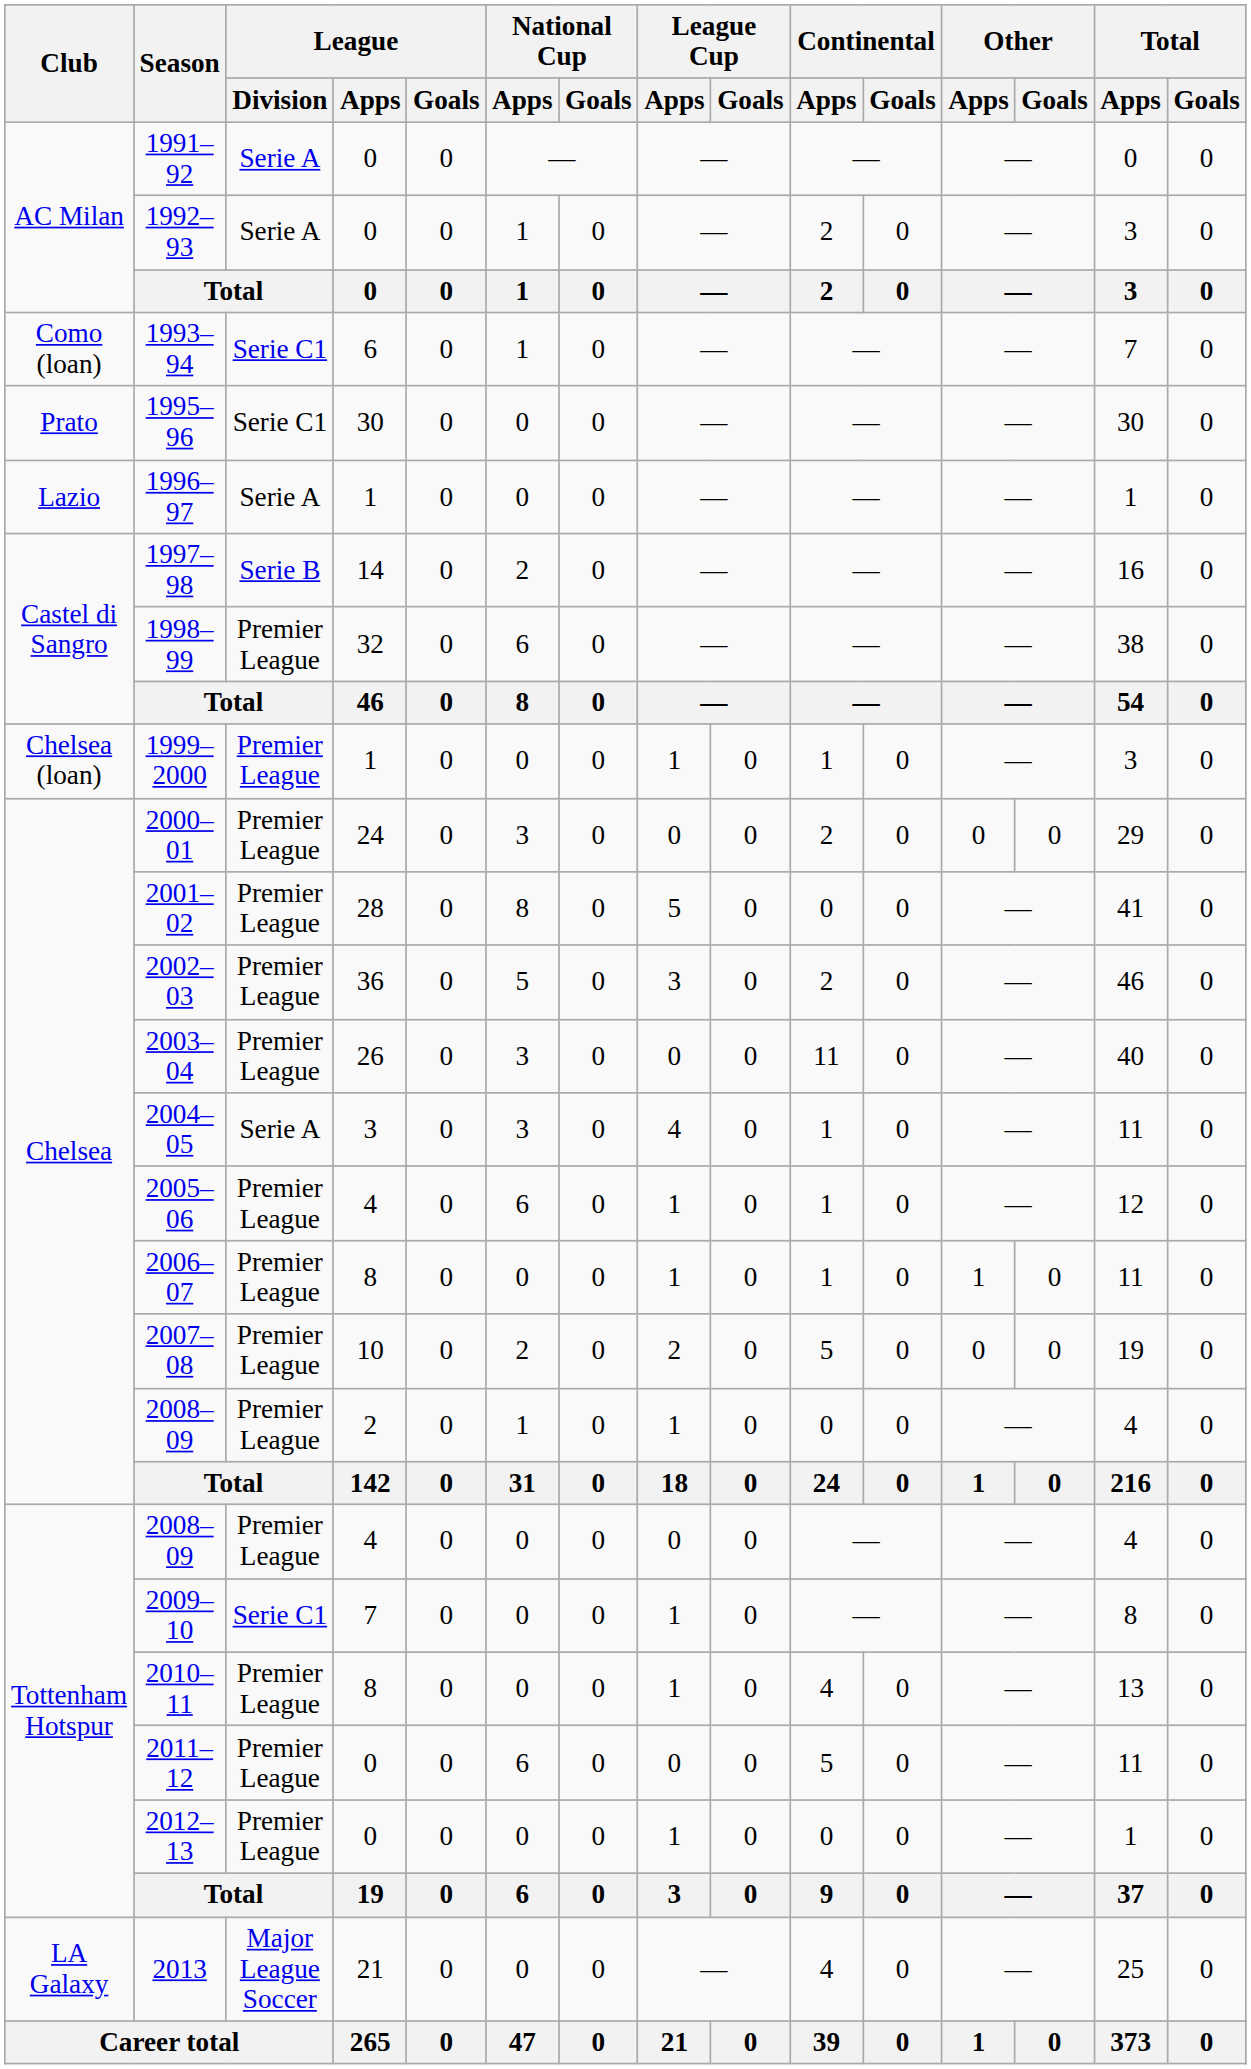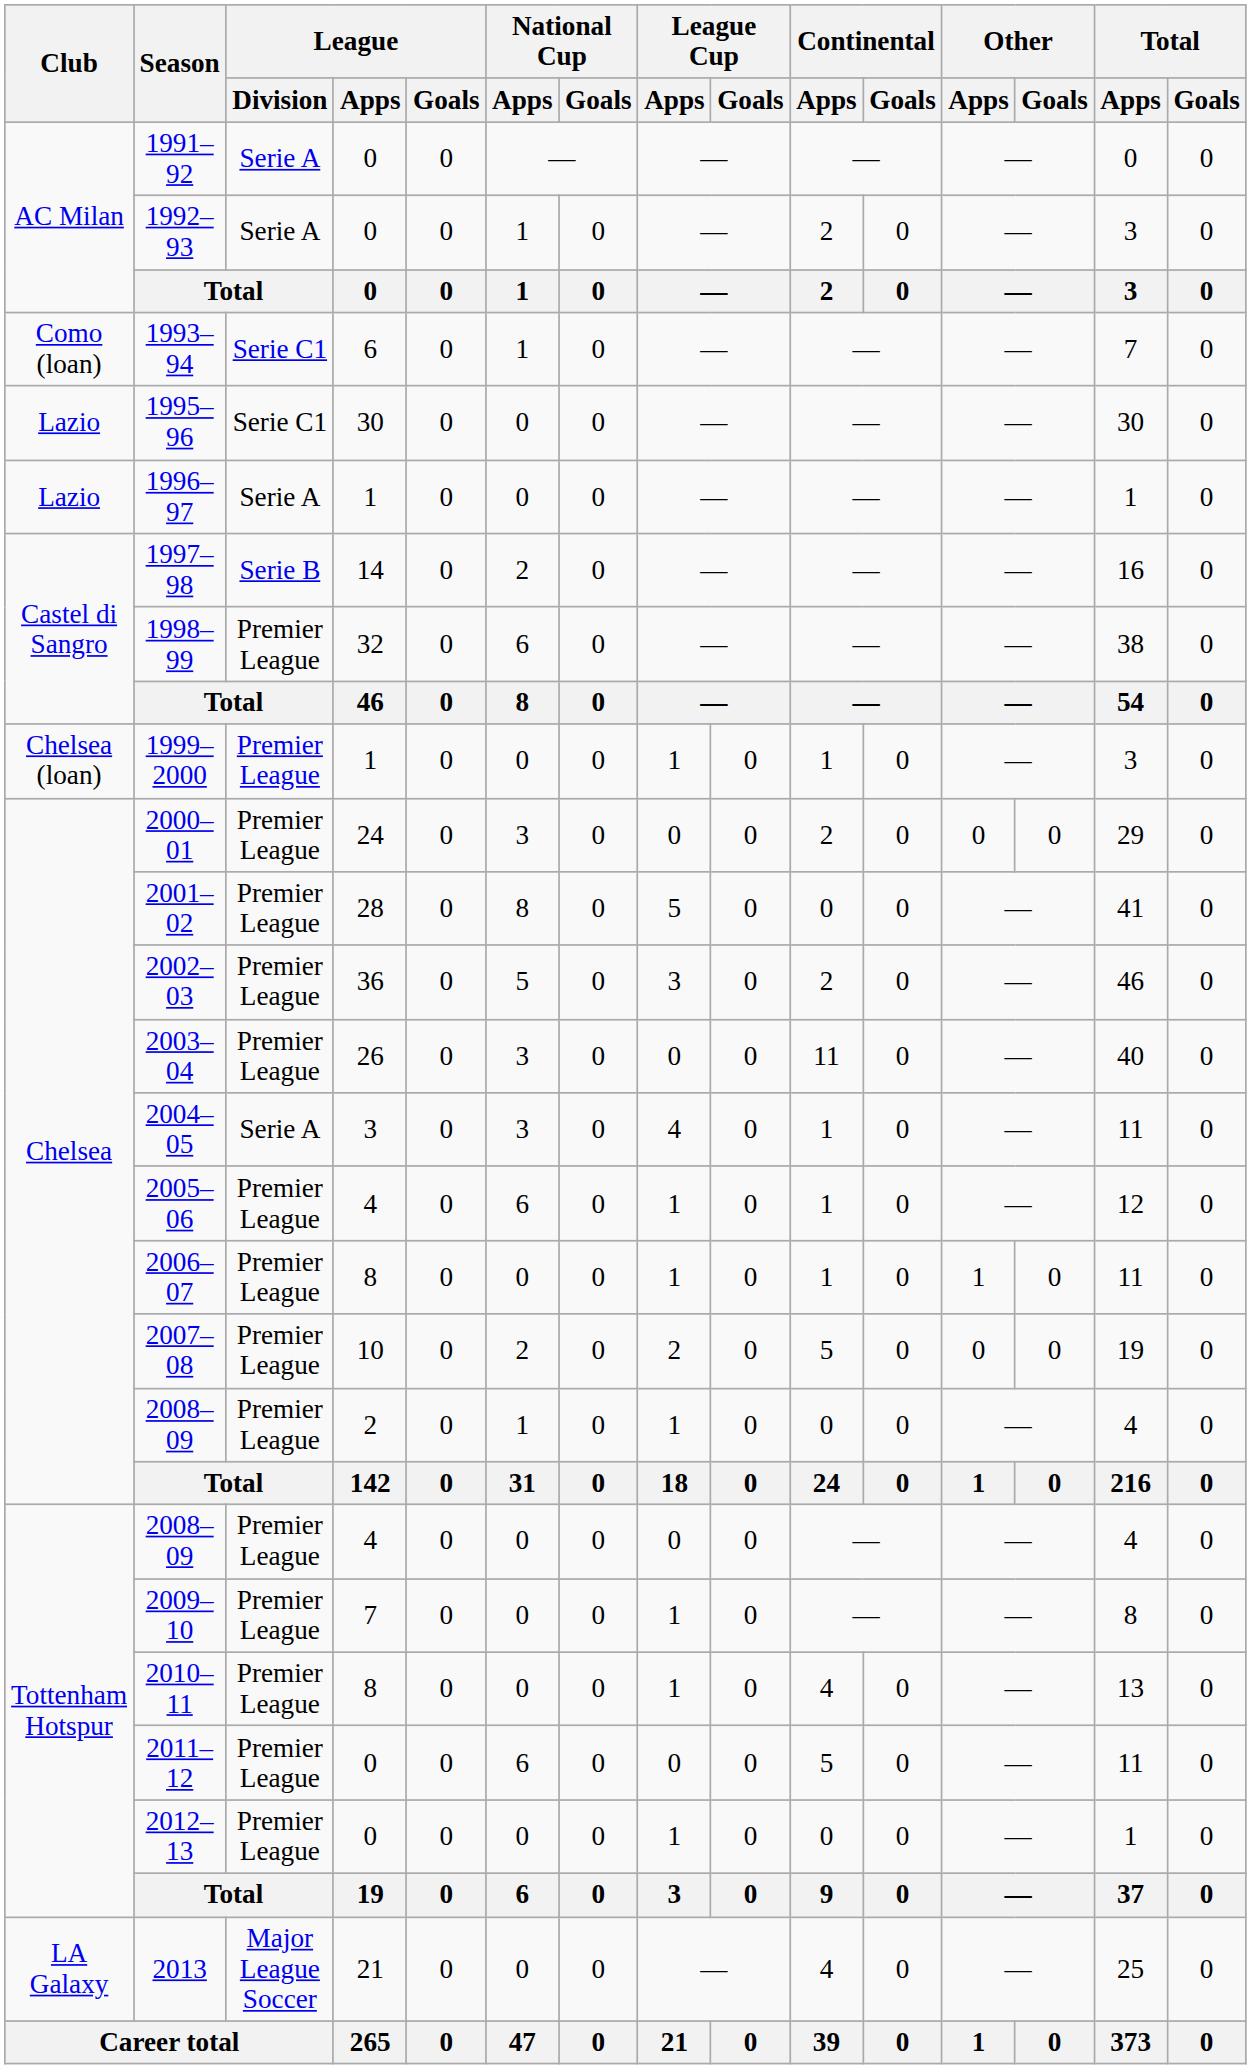(69, 422) Prato -> (69, 422) Lazio
(280, 1614) Serie C1 -> (280, 1614) Premier League
